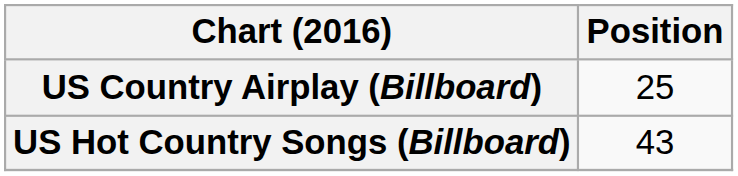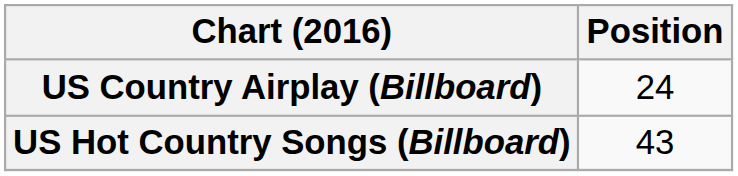(655, 87) 25 -> (655, 87) 24
